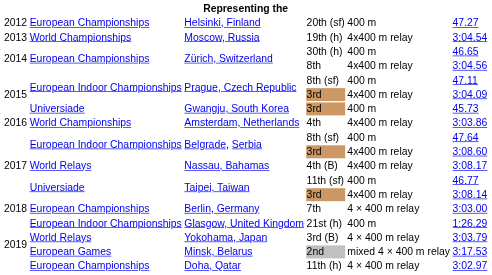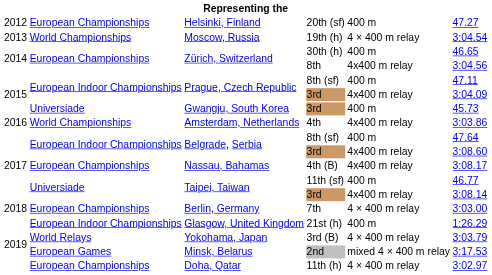(380, 37) 4x400 m relay -> (383, 37) 4 × 400 m relay
(61, 166) World Relays -> (90, 166) European Championships
